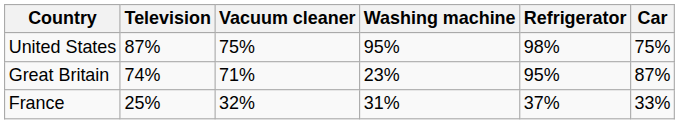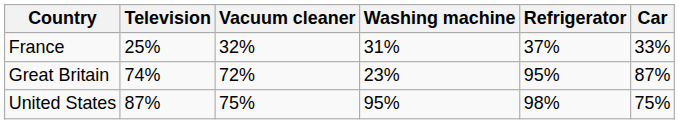rows swapped: (37, 103) <-> (62, 47)
(237, 75) 71% -> (237, 75) 72%
